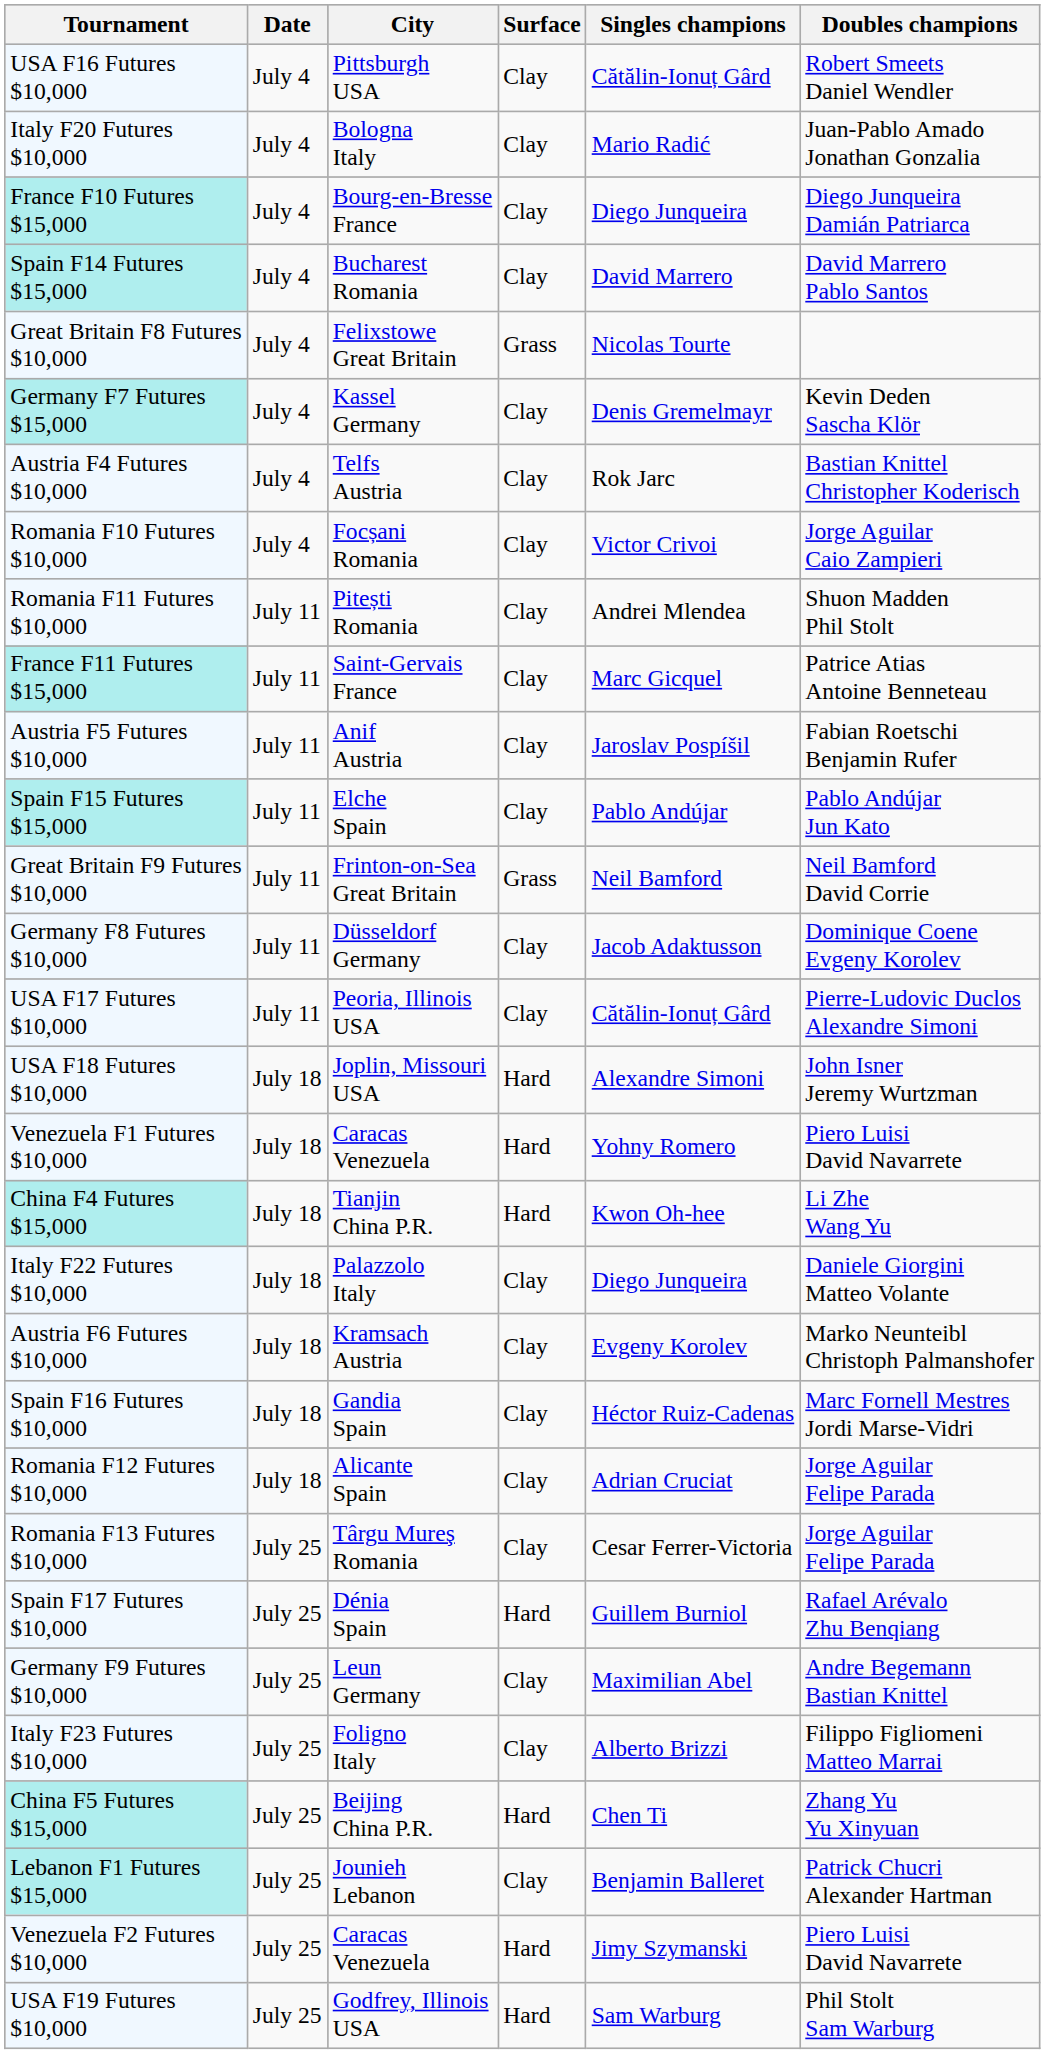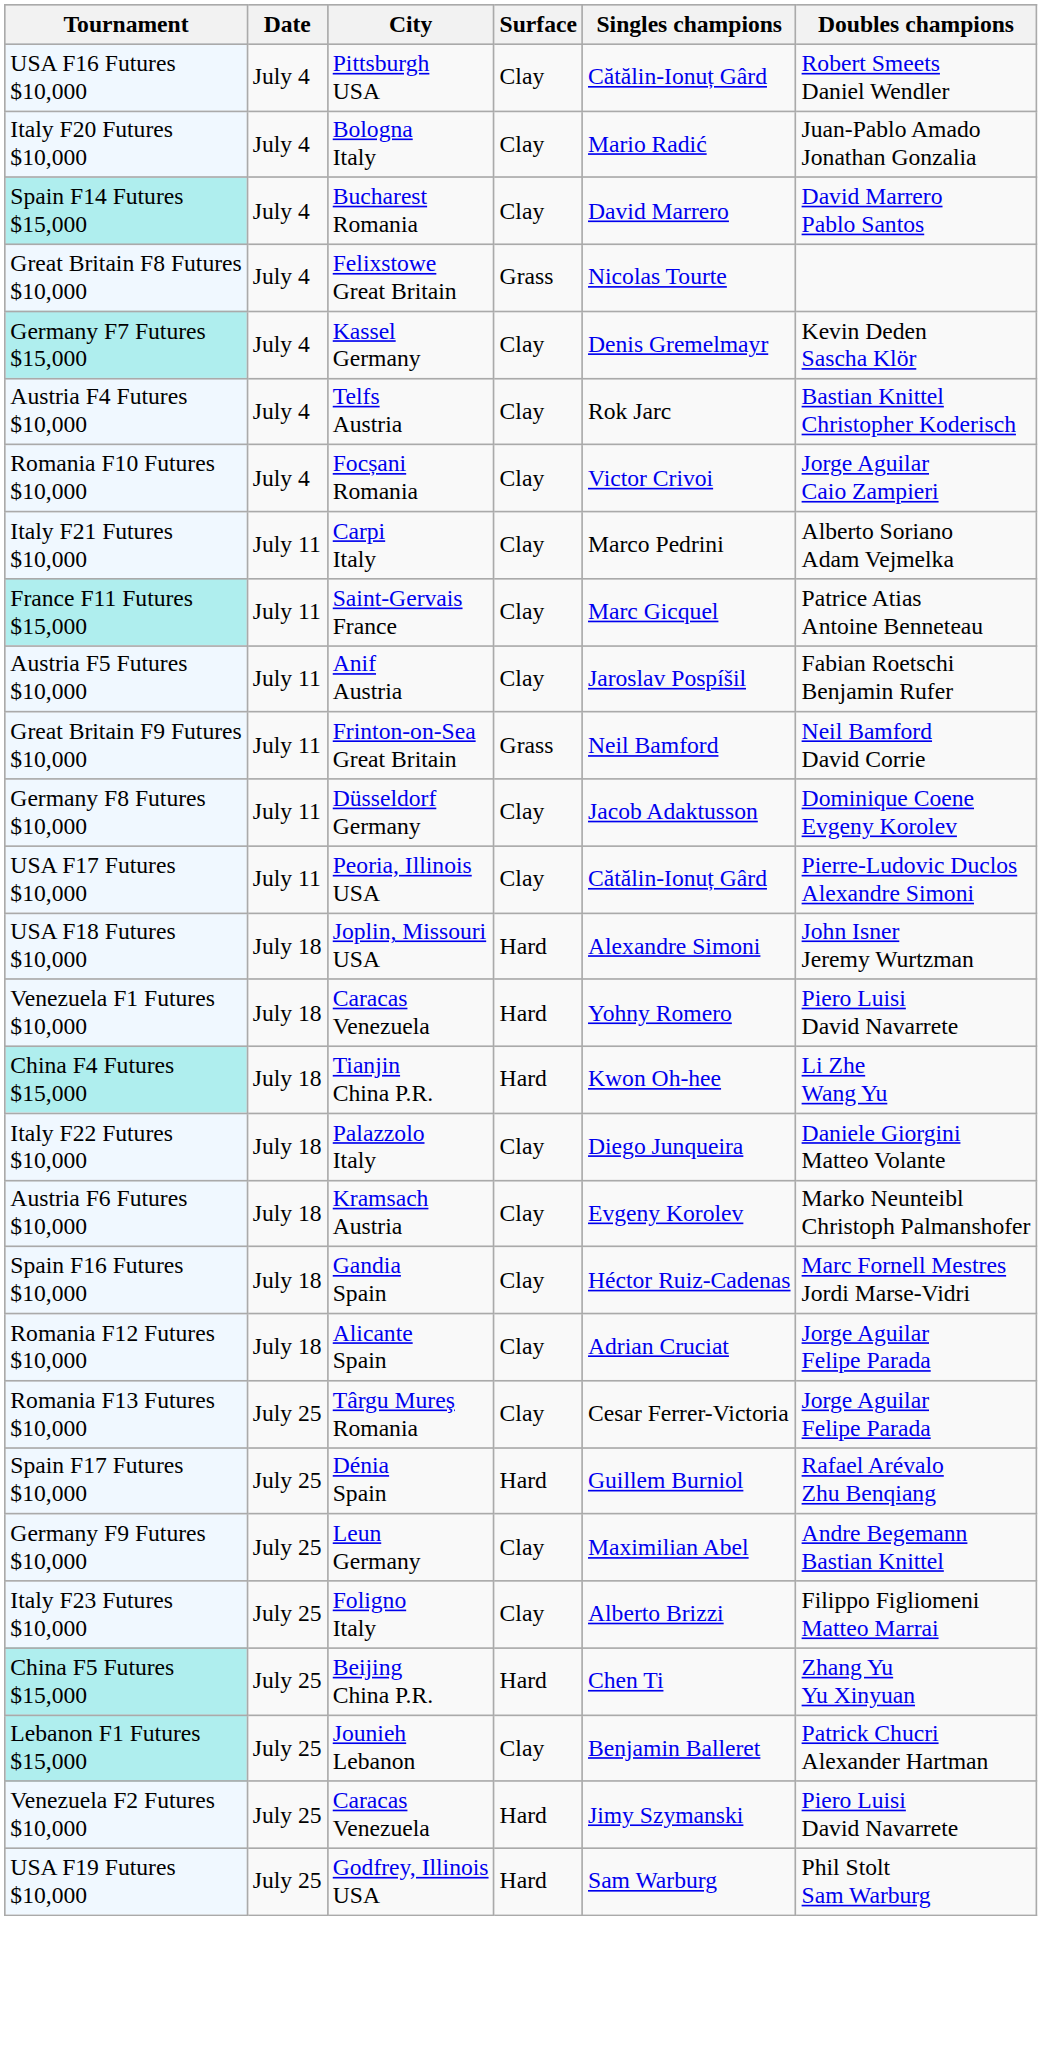- row: (102, 210)
- row: (112, 611)
+ row: (92, 545)
- row: (97, 812)
